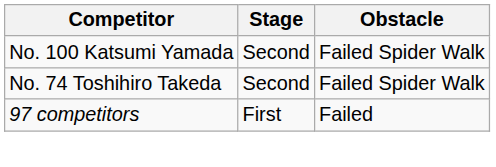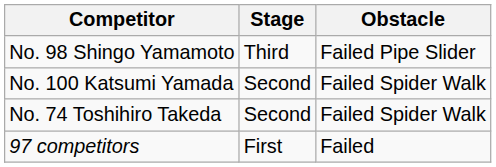+ row: (122, 51)
